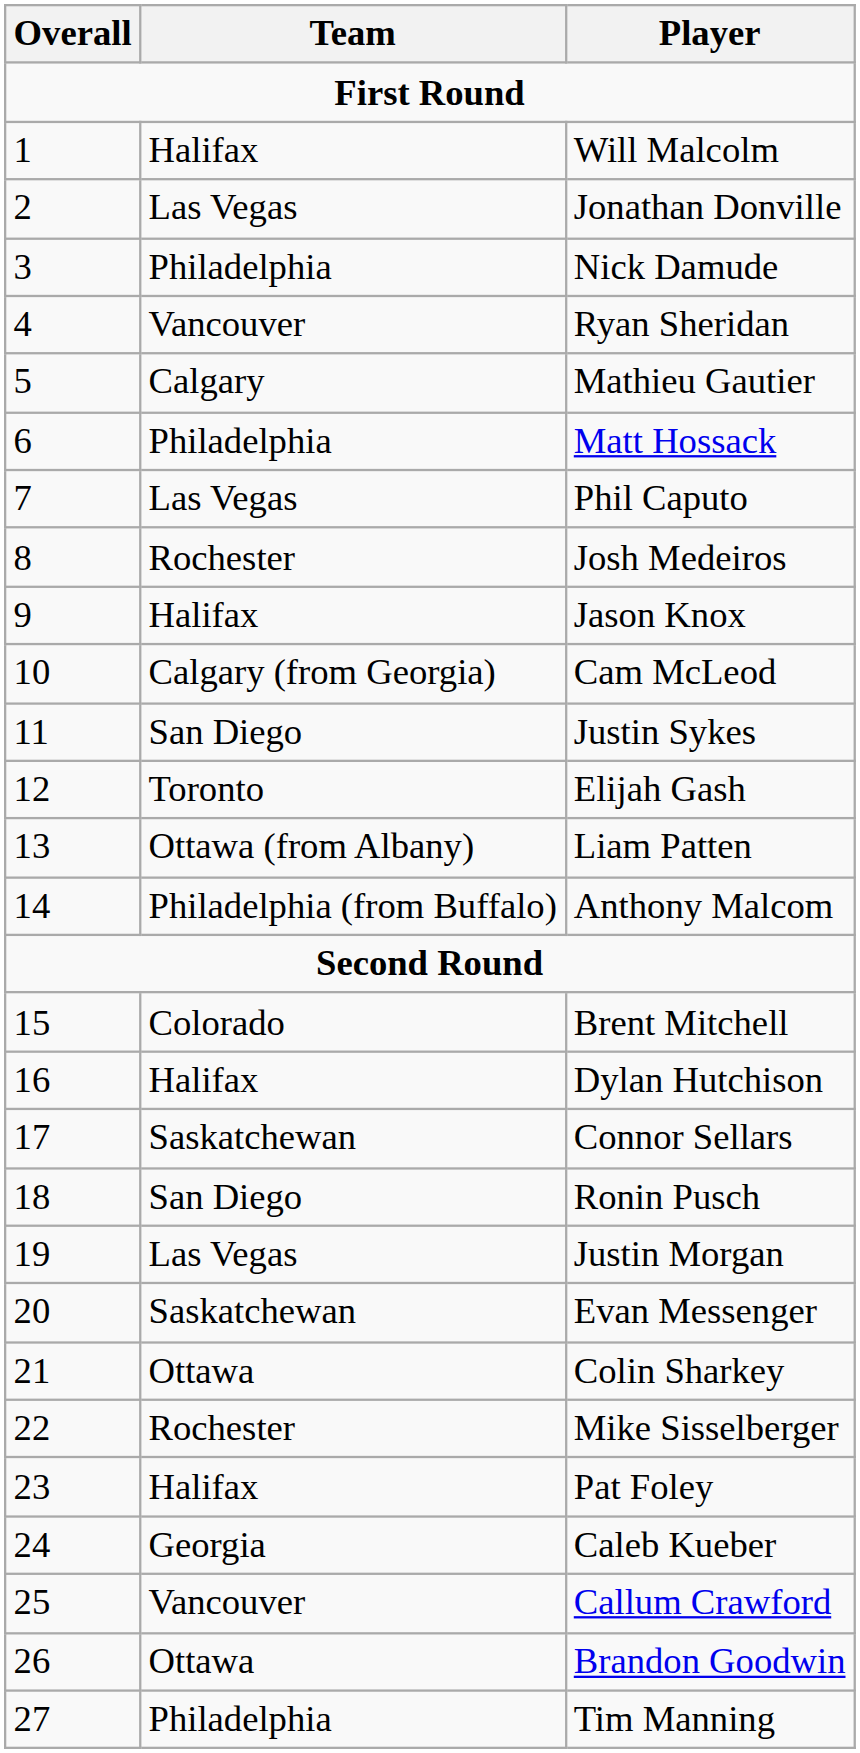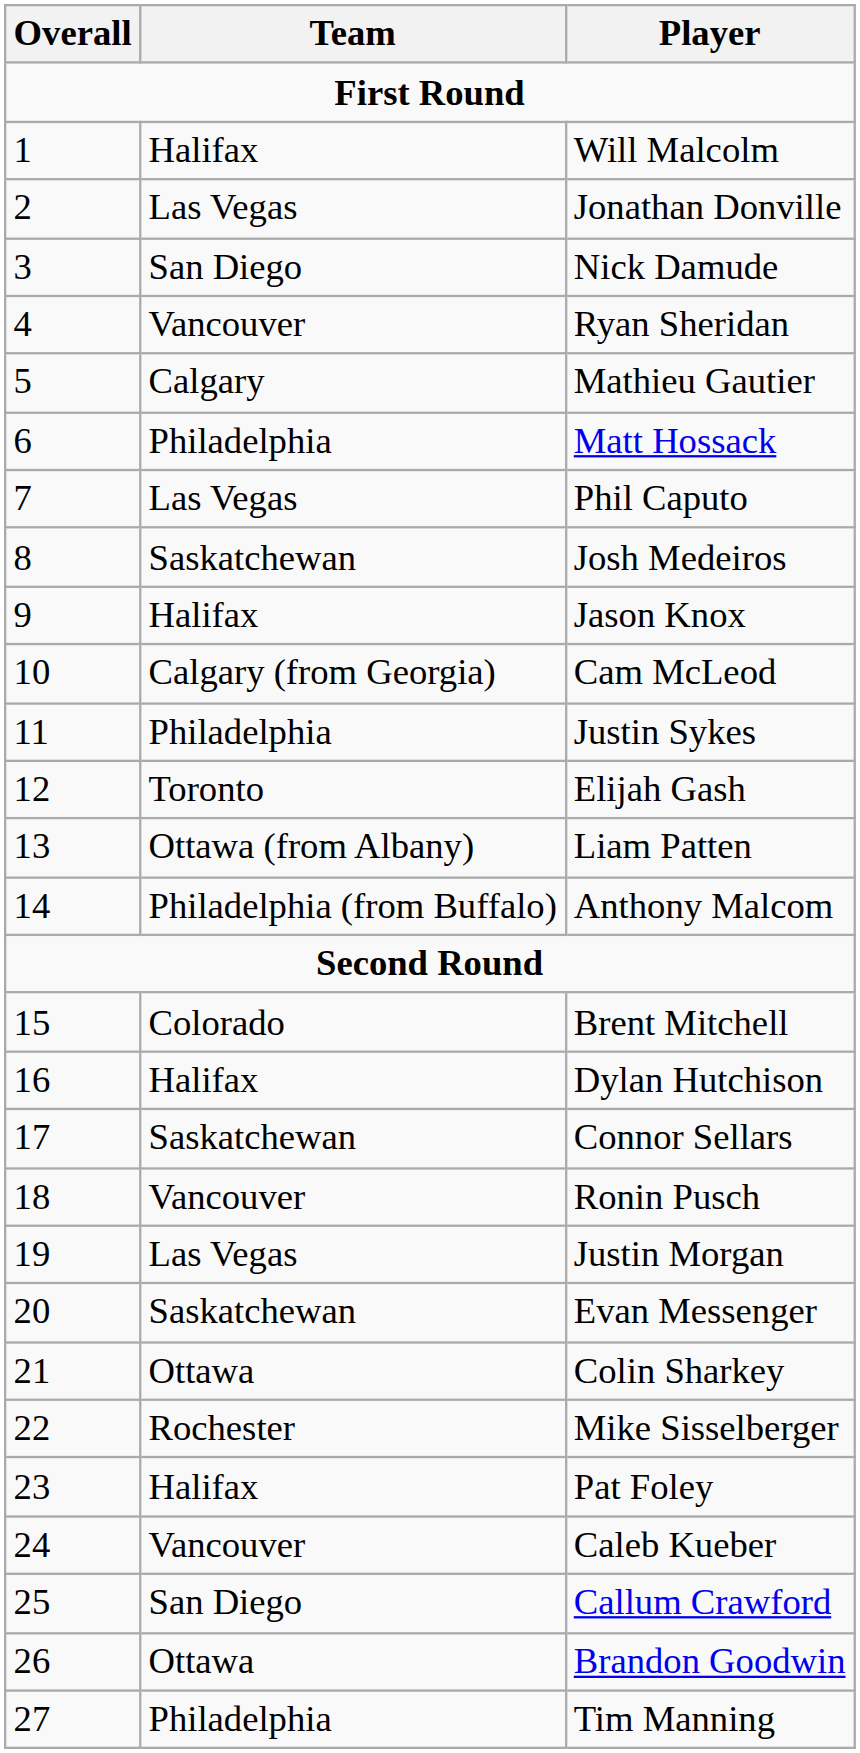(240, 265) Philadelphia -> (225, 265) San Diego
(222, 556) Rochester -> (252, 556) Saskatchewan
(225, 730) San Diego -> (240, 730) Philadelphia
(225, 1195) San Diego -> (227, 1195) Vancouver
(207, 1544) Georgia -> (227, 1544) Vancouver
(227, 1602) Vancouver -> (225, 1602) San Diego
